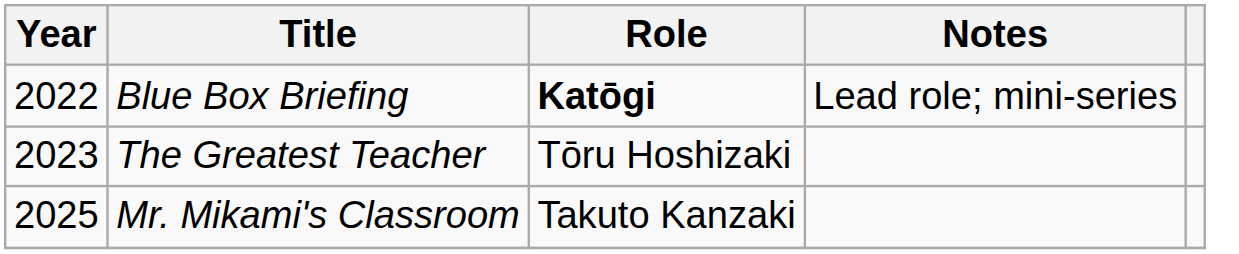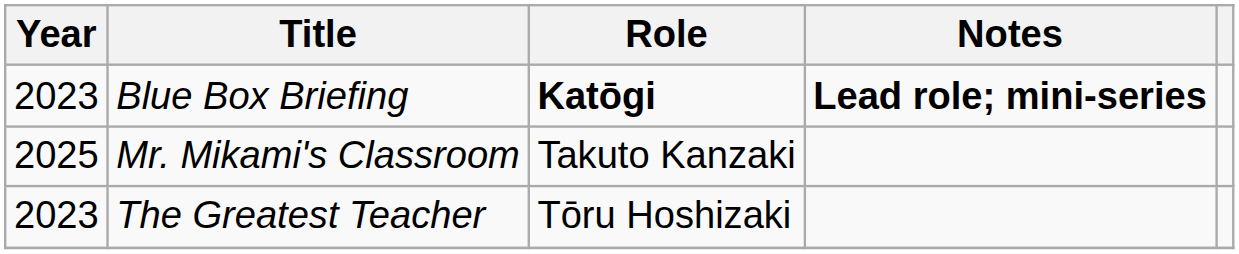(56, 95) 2022 -> (56, 95) 2023
(995, 95) normal -> (1010, 95) bold
rows swapped: (301, 155) <-> (318, 215)
